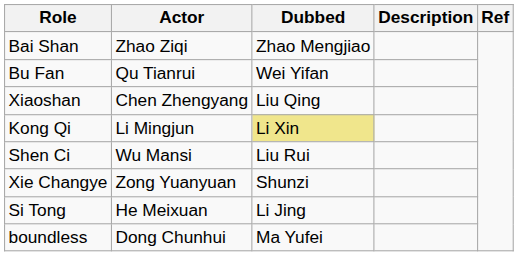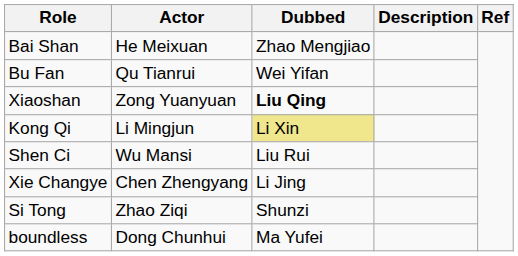(151, 45) Zhao Ziqi -> (162, 45) He Meixuan
(182, 100) Chen Zhengyang -> (176, 100) Zong Yuanyuan
(288, 100) normal -> (291, 100) bold
(176, 182) Zong Yuanyuan -> (182, 182) Chen Zhengyang
(282, 182) Shunzi -> (281, 182) Li Jing
(162, 210) He Meixuan -> (151, 210) Zhao Ziqi
(281, 210) Li Jing -> (282, 210) Shunzi
